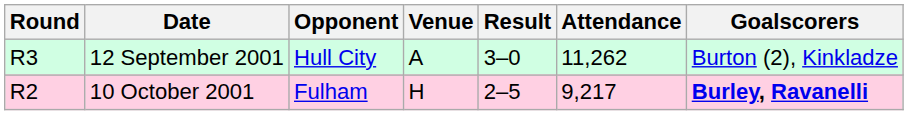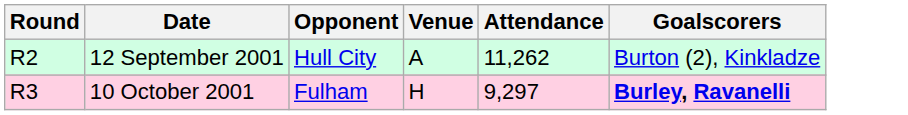- column: (517, 22)
(24, 57) R3 -> (24, 57) R2
(24, 92) R2 -> (24, 92) R3
(589, 92) 9,217 -> (511, 92) 9,297
